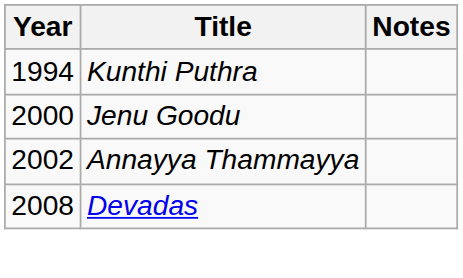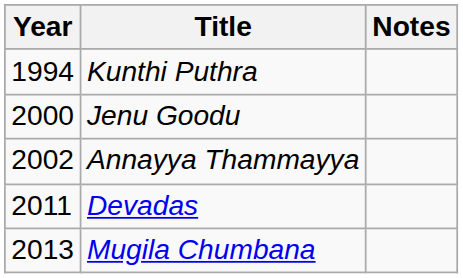(43, 205) 2008 -> (42, 205) 2011
+ row: (201, 250)
